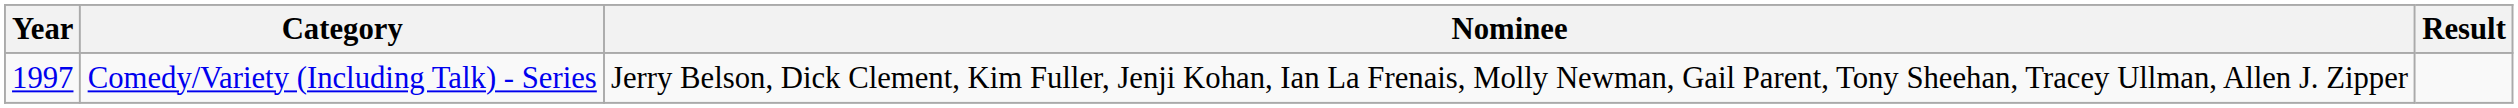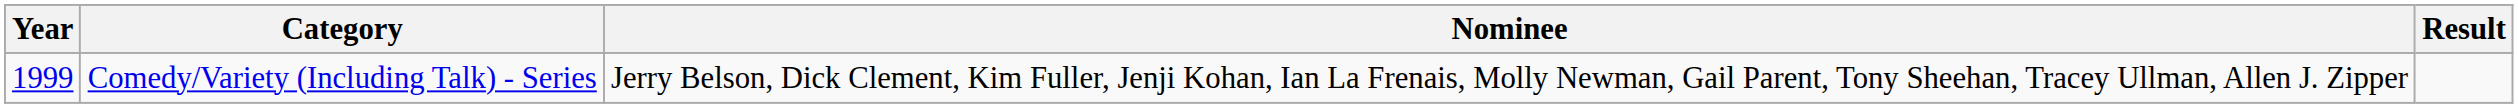(43, 77) 1997 -> (43, 77) 1999
